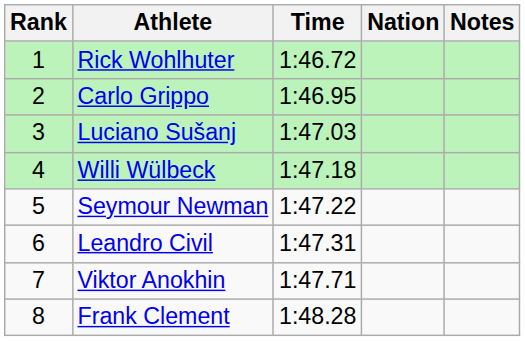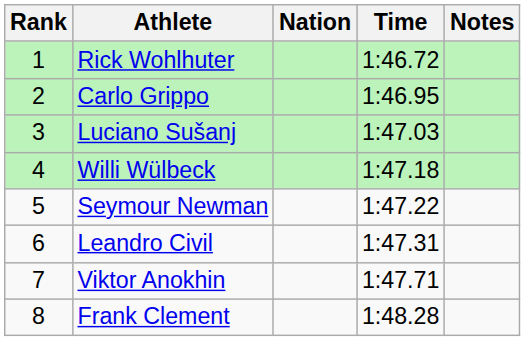columns swapped: (403, 22) <-> (318, 22)
